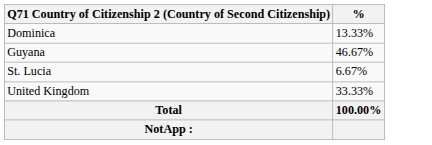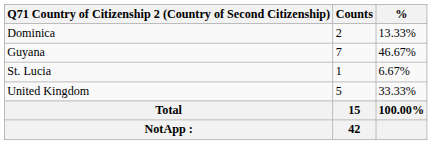+ column: (354, 14)
